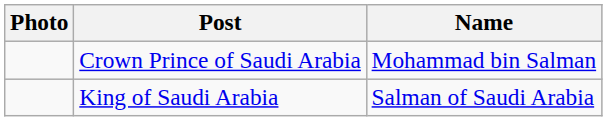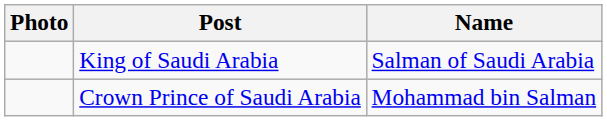rows swapped: (179, 97) <-> (220, 60)
